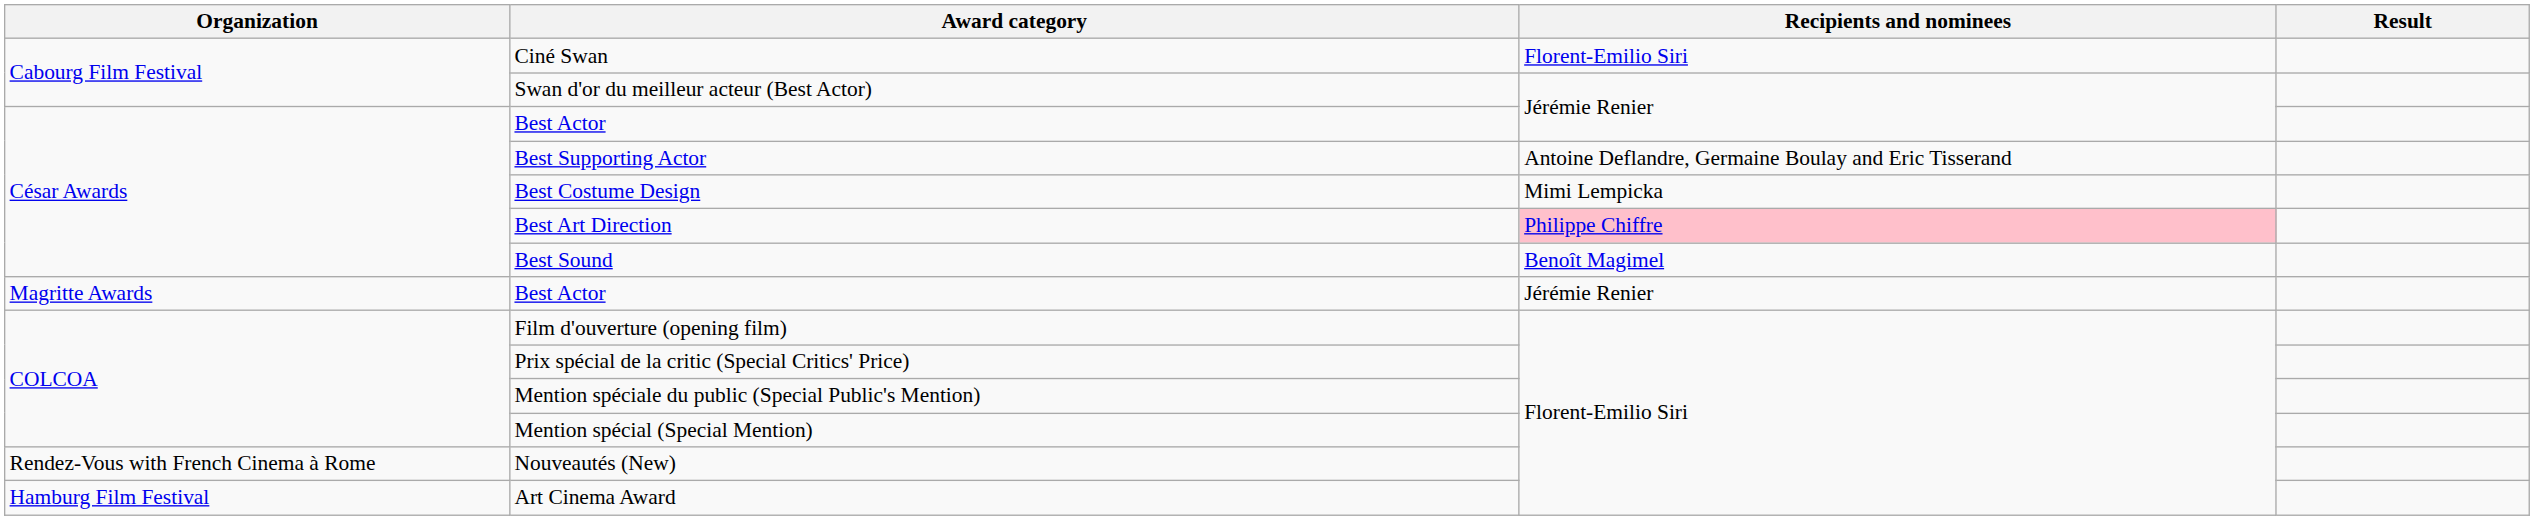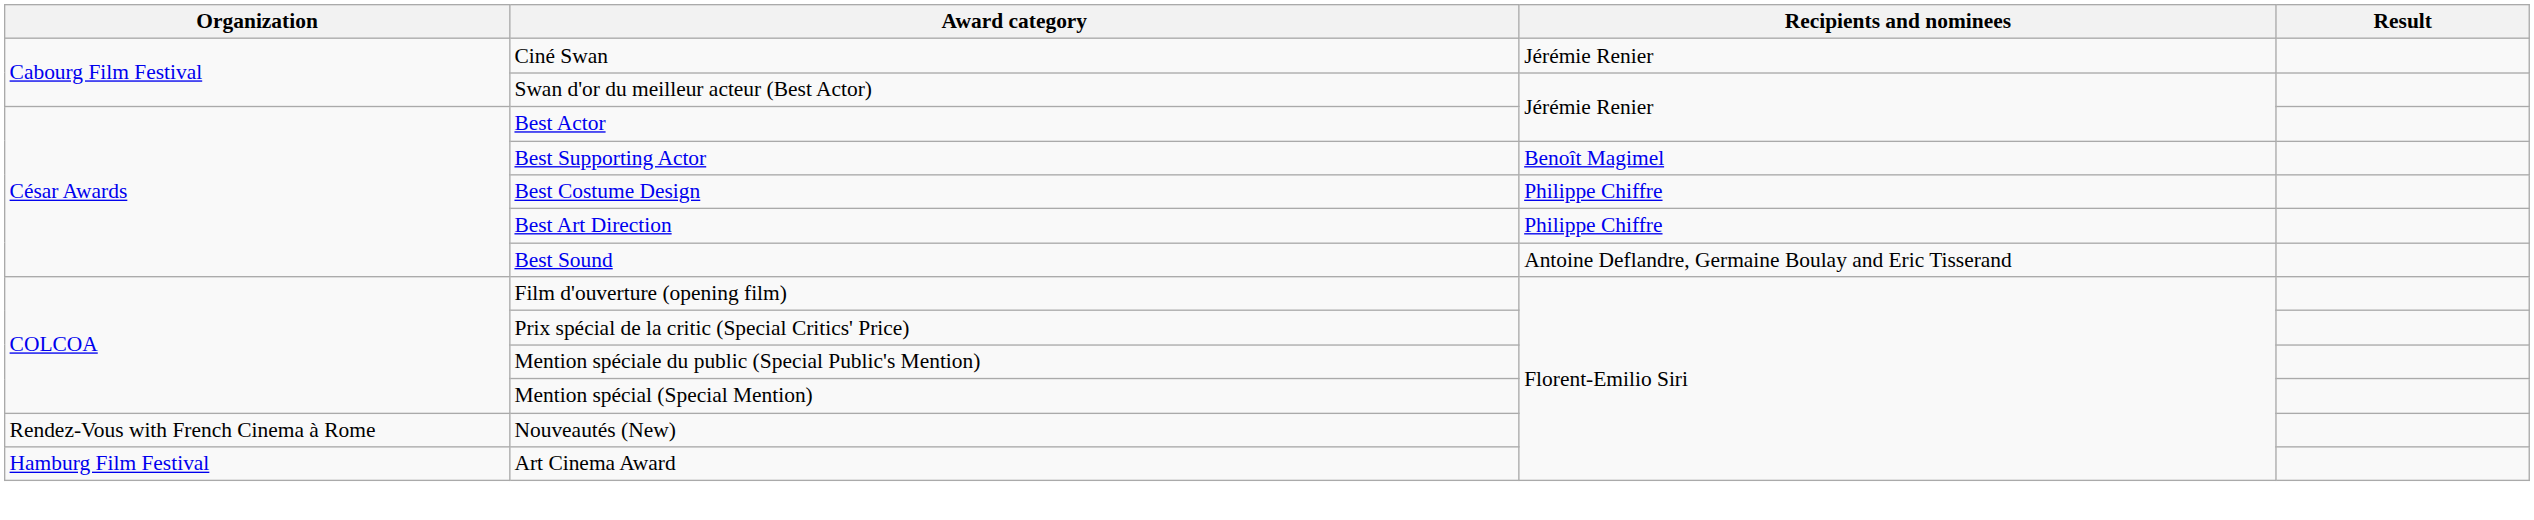(1606, 55) Florent-Emilio Siri -> (1589, 55) Jérémie Renier
(1768, 157) Antoine Deflandre, Germaine Boulay and Eric Tisserand -> (1594, 157) Benoît Magimel
(1594, 191) Mimi Lempicka -> (1593, 191) Philippe Chiffre
(1593, 225) pink background -> (1593, 225) no background
(1594, 259) Benoît Magimel -> (1768, 259) Antoine Deflandre, Germaine Boulay and Eric Tisserand
- row: (81, 293)
